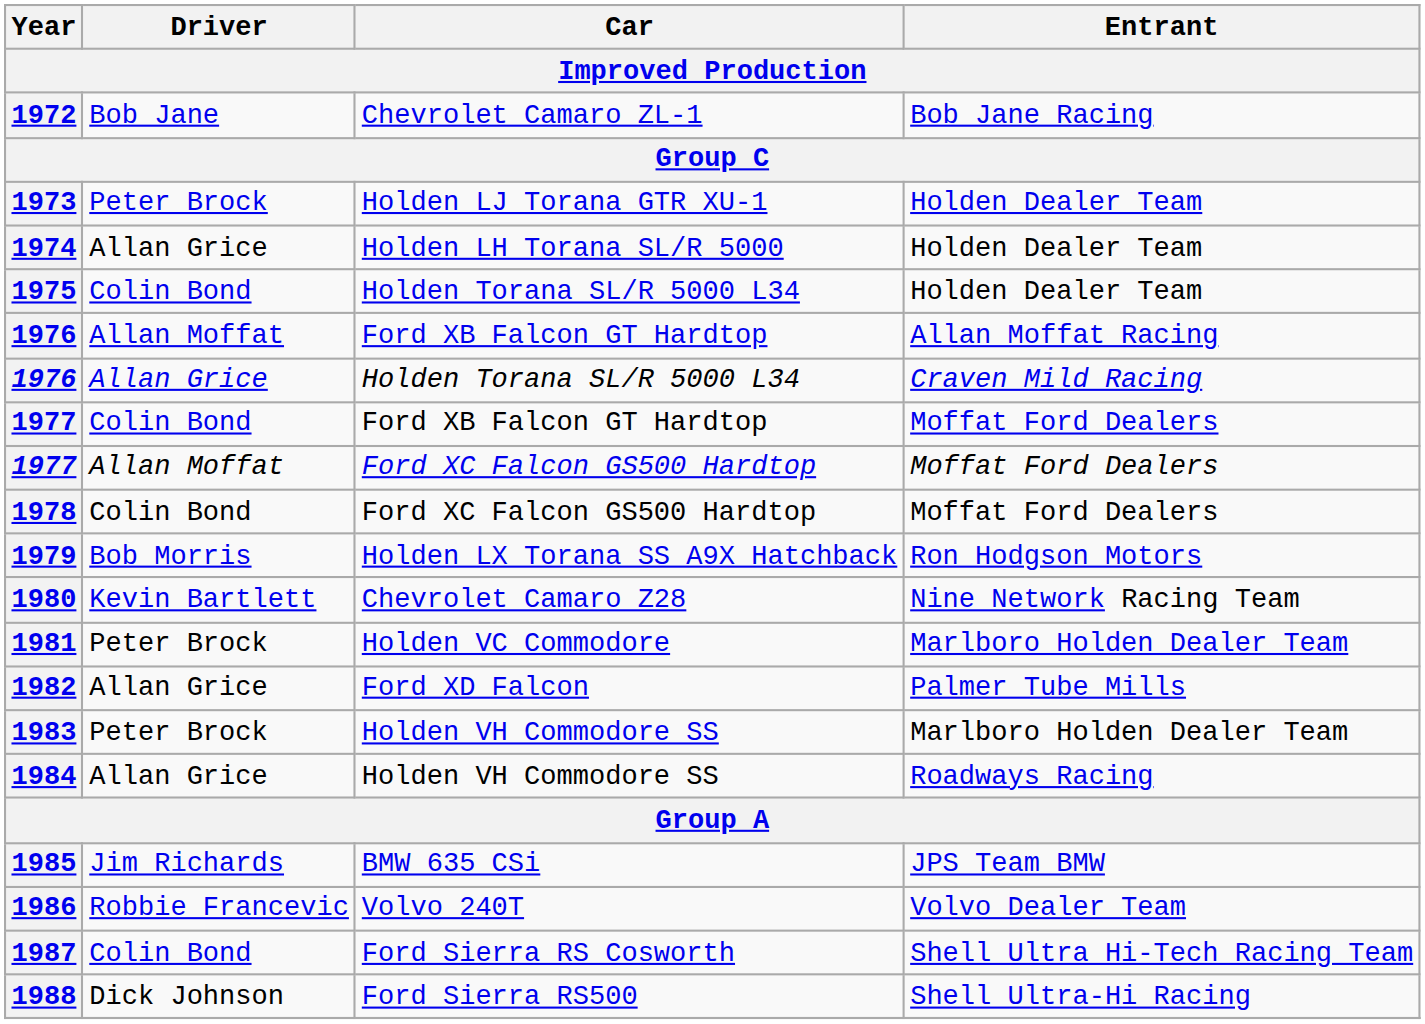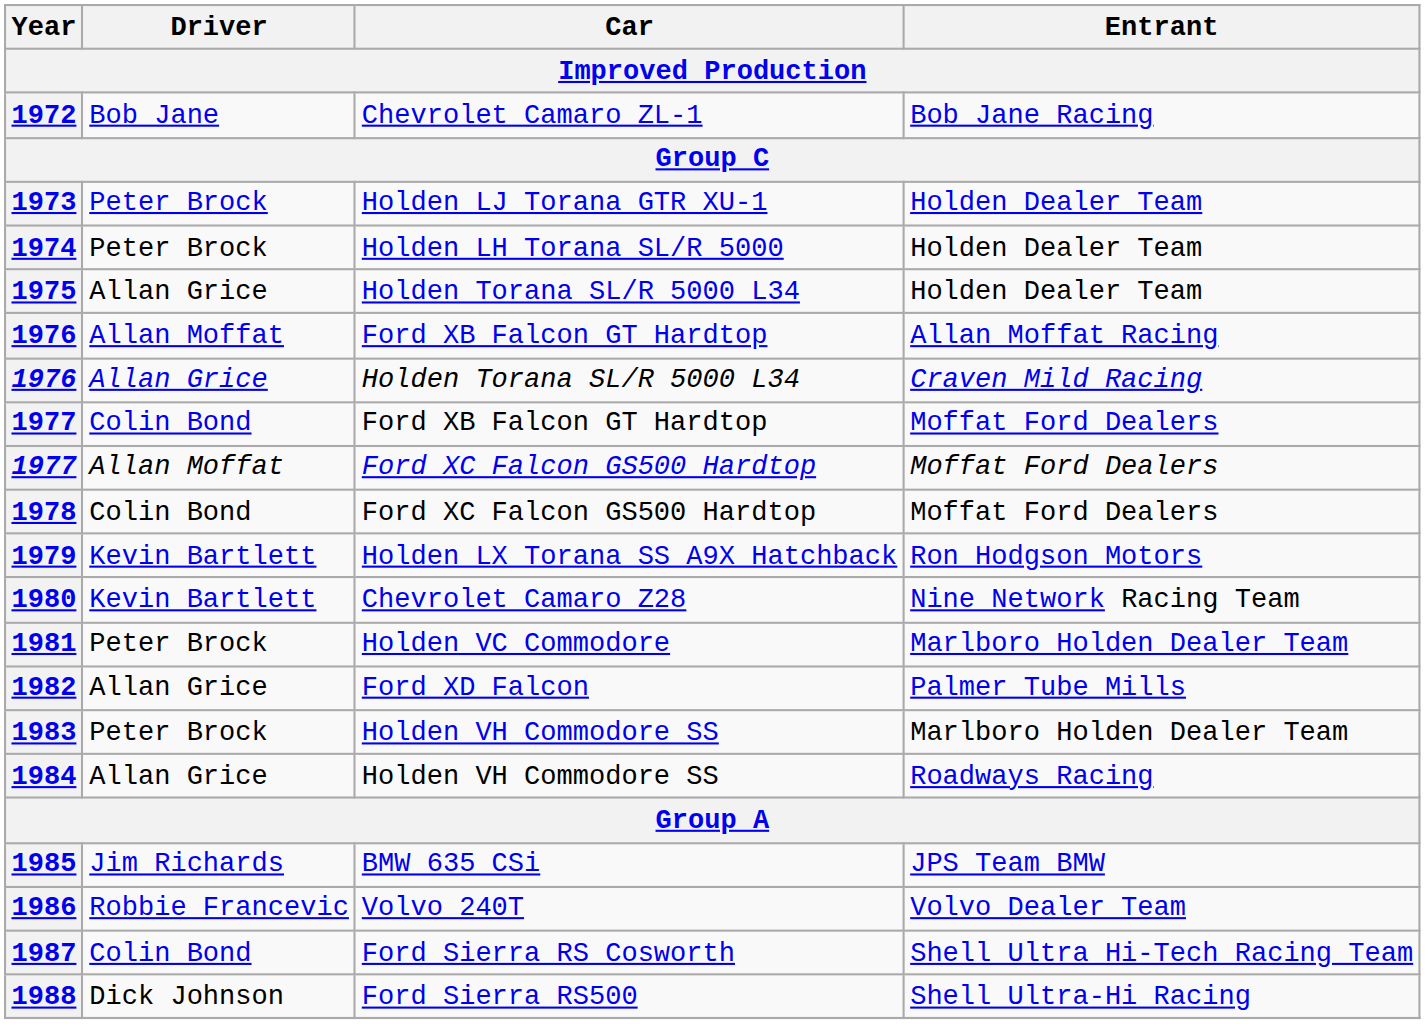(179, 247) Allan Grice -> (179, 247) Peter Brock
(170, 291) Colin Bond -> (179, 291) Allan Grice
(170, 556) Bob Morris -> (203, 556) Kevin Bartlett
